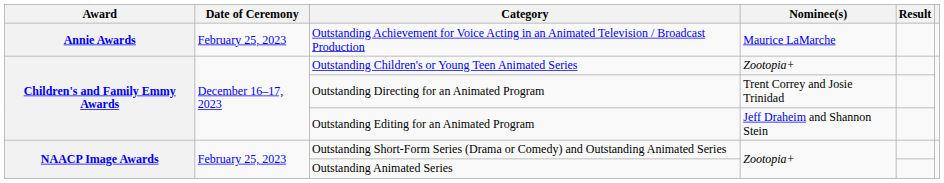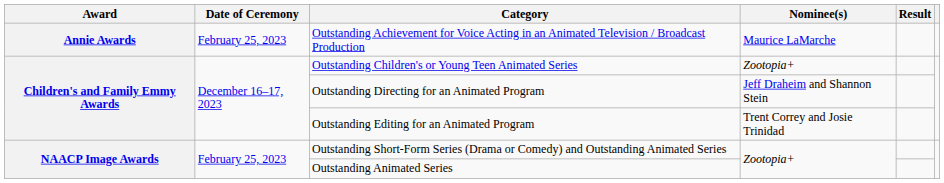(798, 91) Trent Correy and Josie Trinidad -> (807, 91) Jeff Draheim and Shannon Stein
(807, 123) Jeff Draheim and Shannon Stein -> (798, 123) Trent Correy and Josie Trinidad
